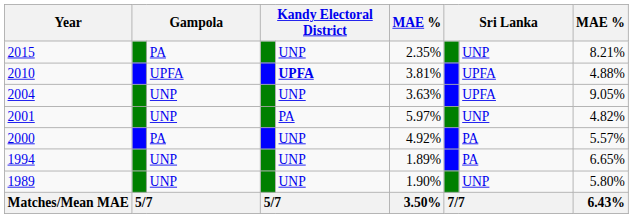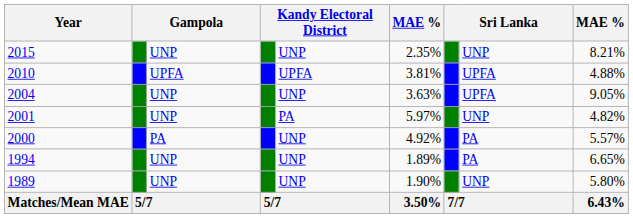(158, 52) PA -> (163, 52) UNP
(296, 73) bold -> (295, 73) normal
